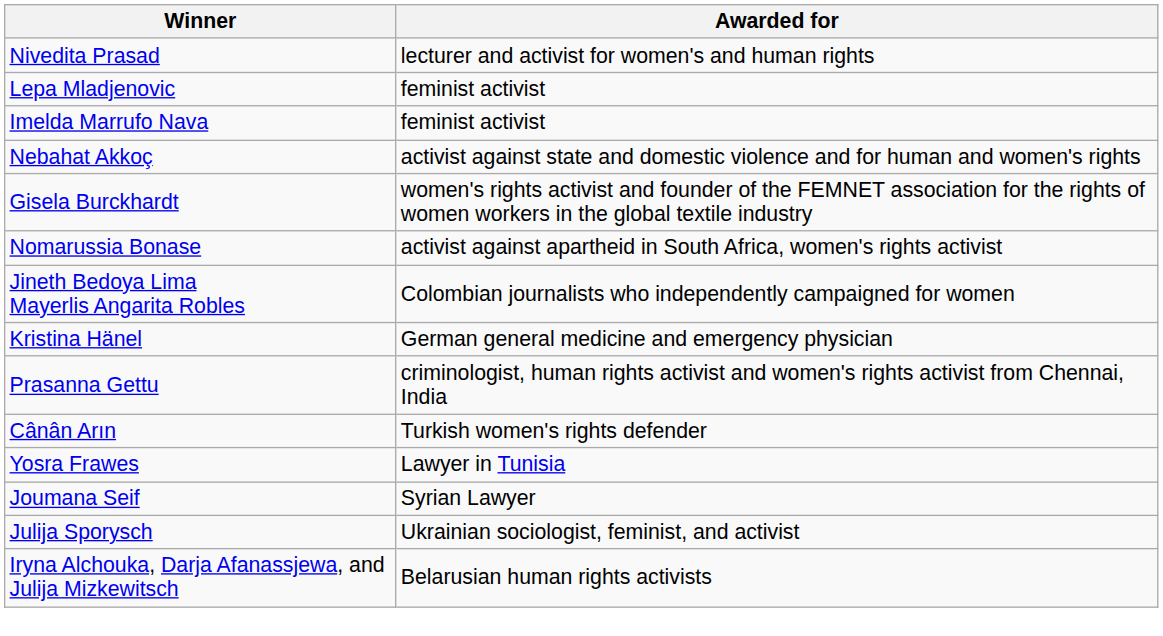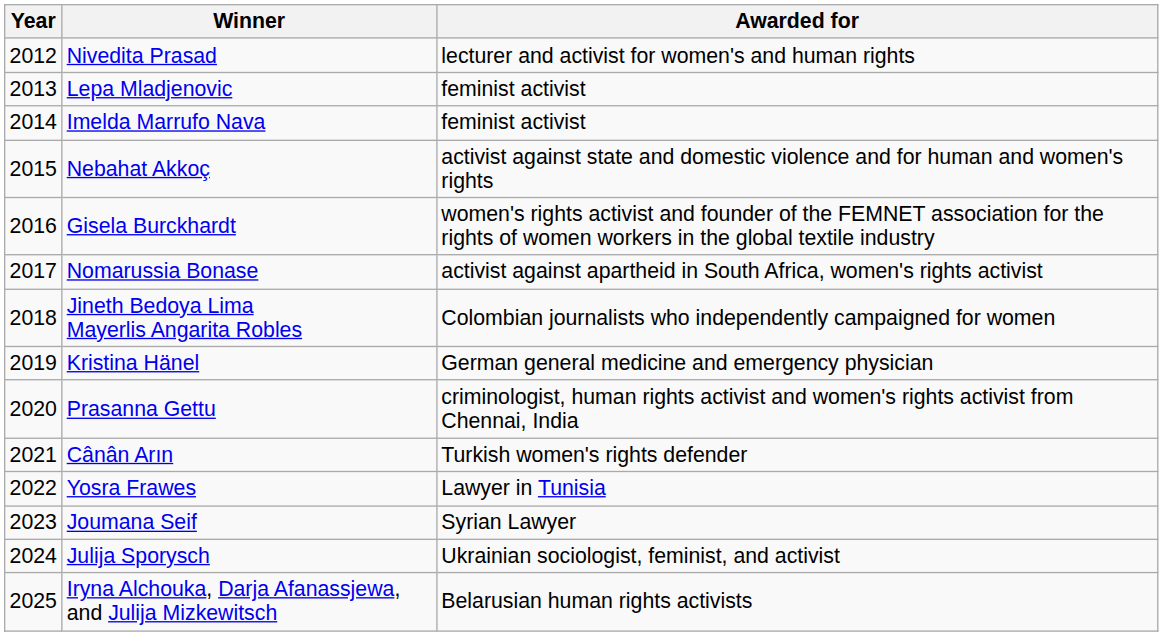+ column: (33, 21)
